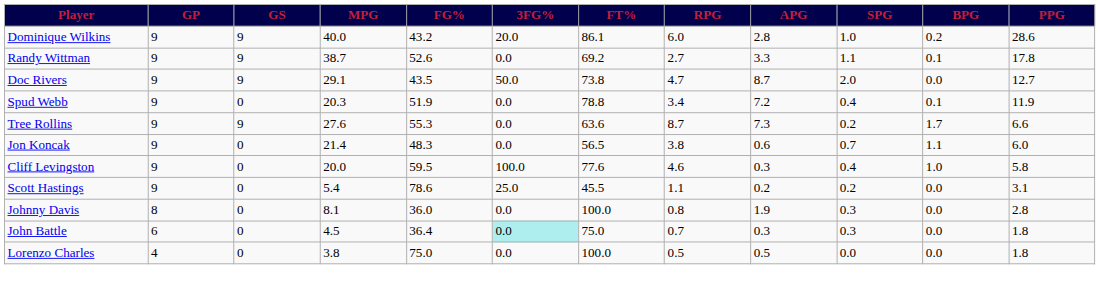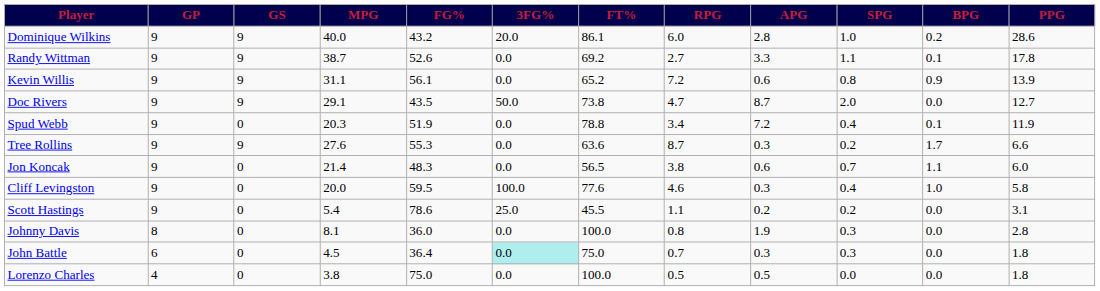+ row: (41, 80)
(762, 123) 7.3 -> (762, 145) 0.3
